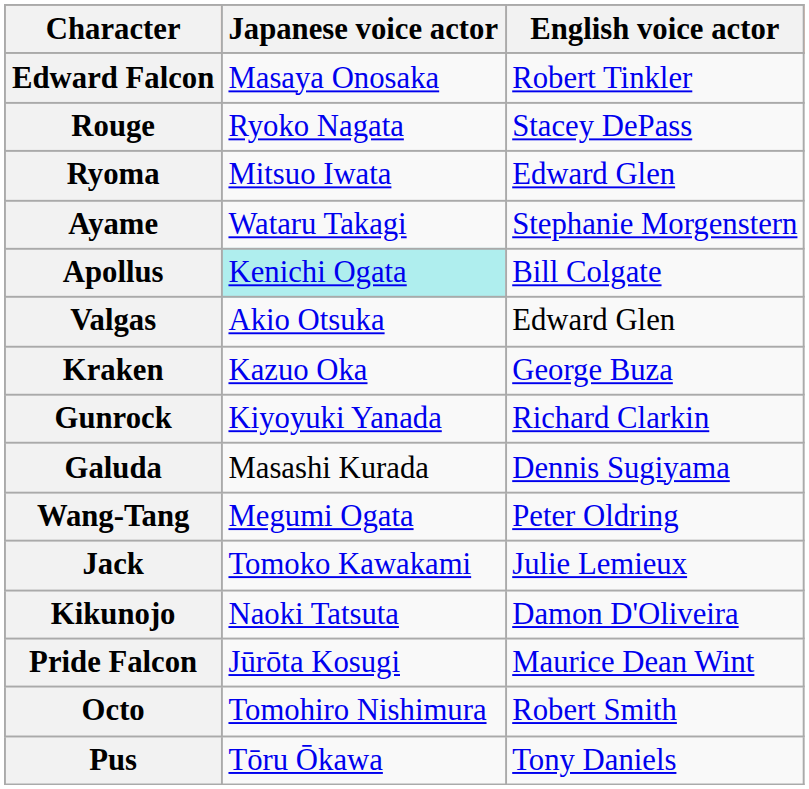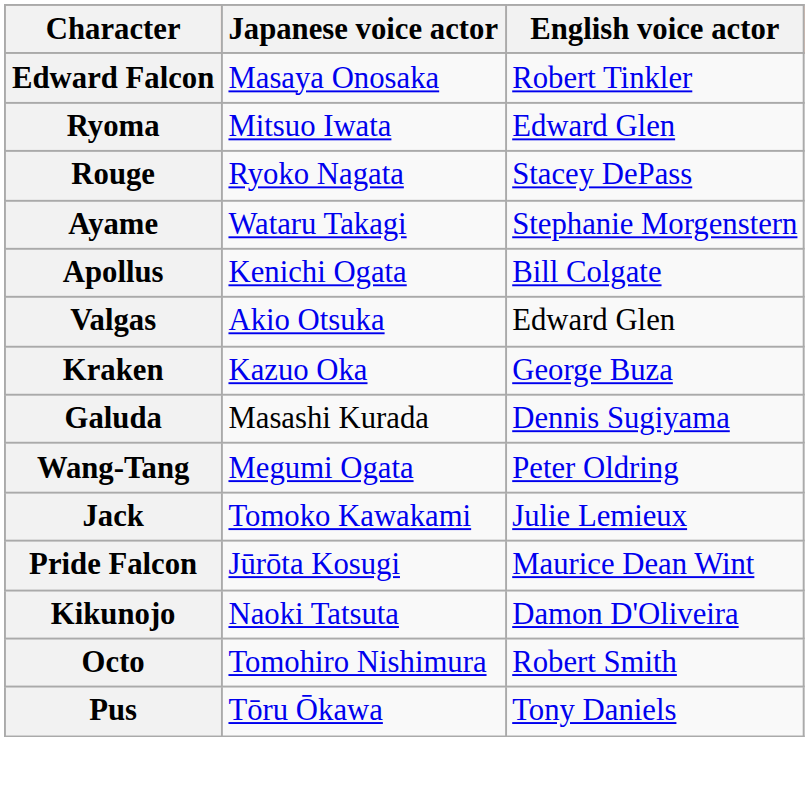rows swapped: (113, 175) <-> (113, 126)
(318, 272) paleturquoise background -> (318, 272) no background
- row: (113, 418)
rows swapped: (113, 662) <-> (113, 613)
